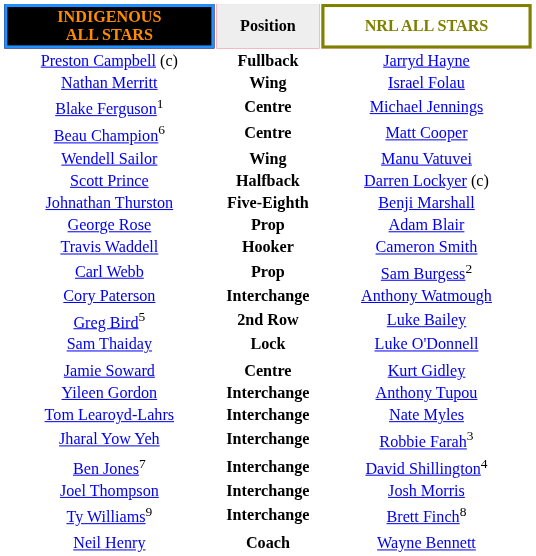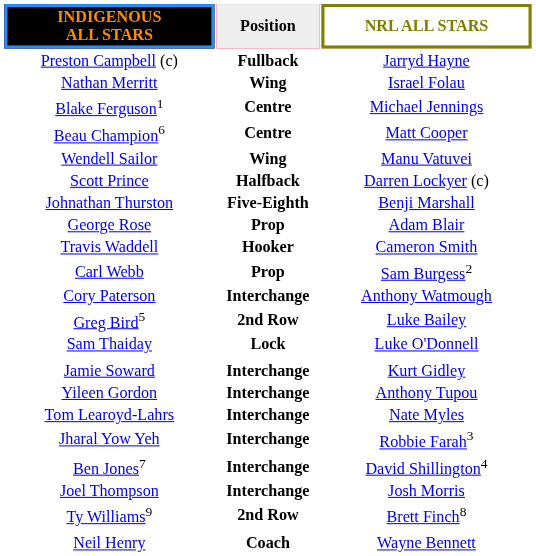(268, 370) Centre -> (268, 370) Interchange
(268, 515) Interchange -> (268, 515) 2nd Row
